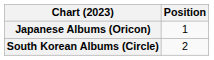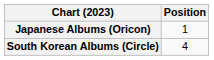(185, 47) 2 -> (185, 47) 4
